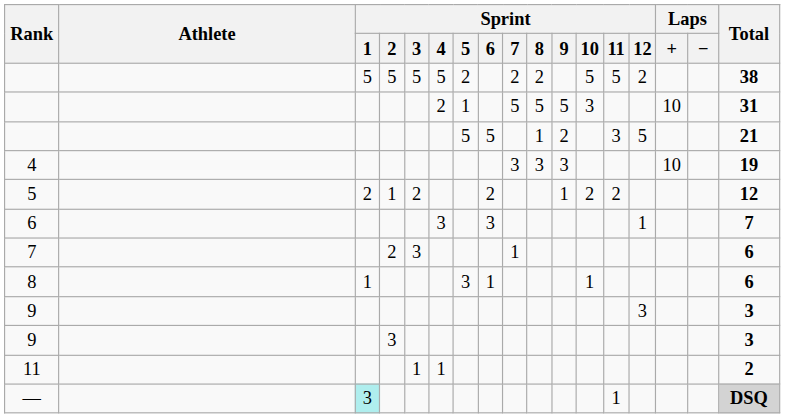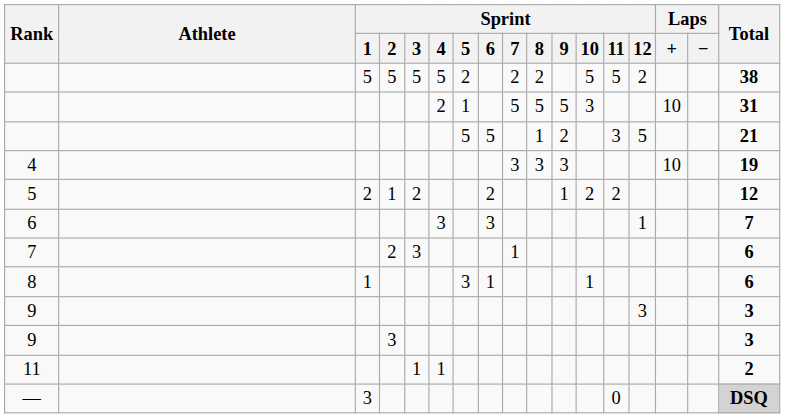(367, 398) paleturquoise background -> (367, 398) no background
(616, 398) 1 -> (616, 398) 0
